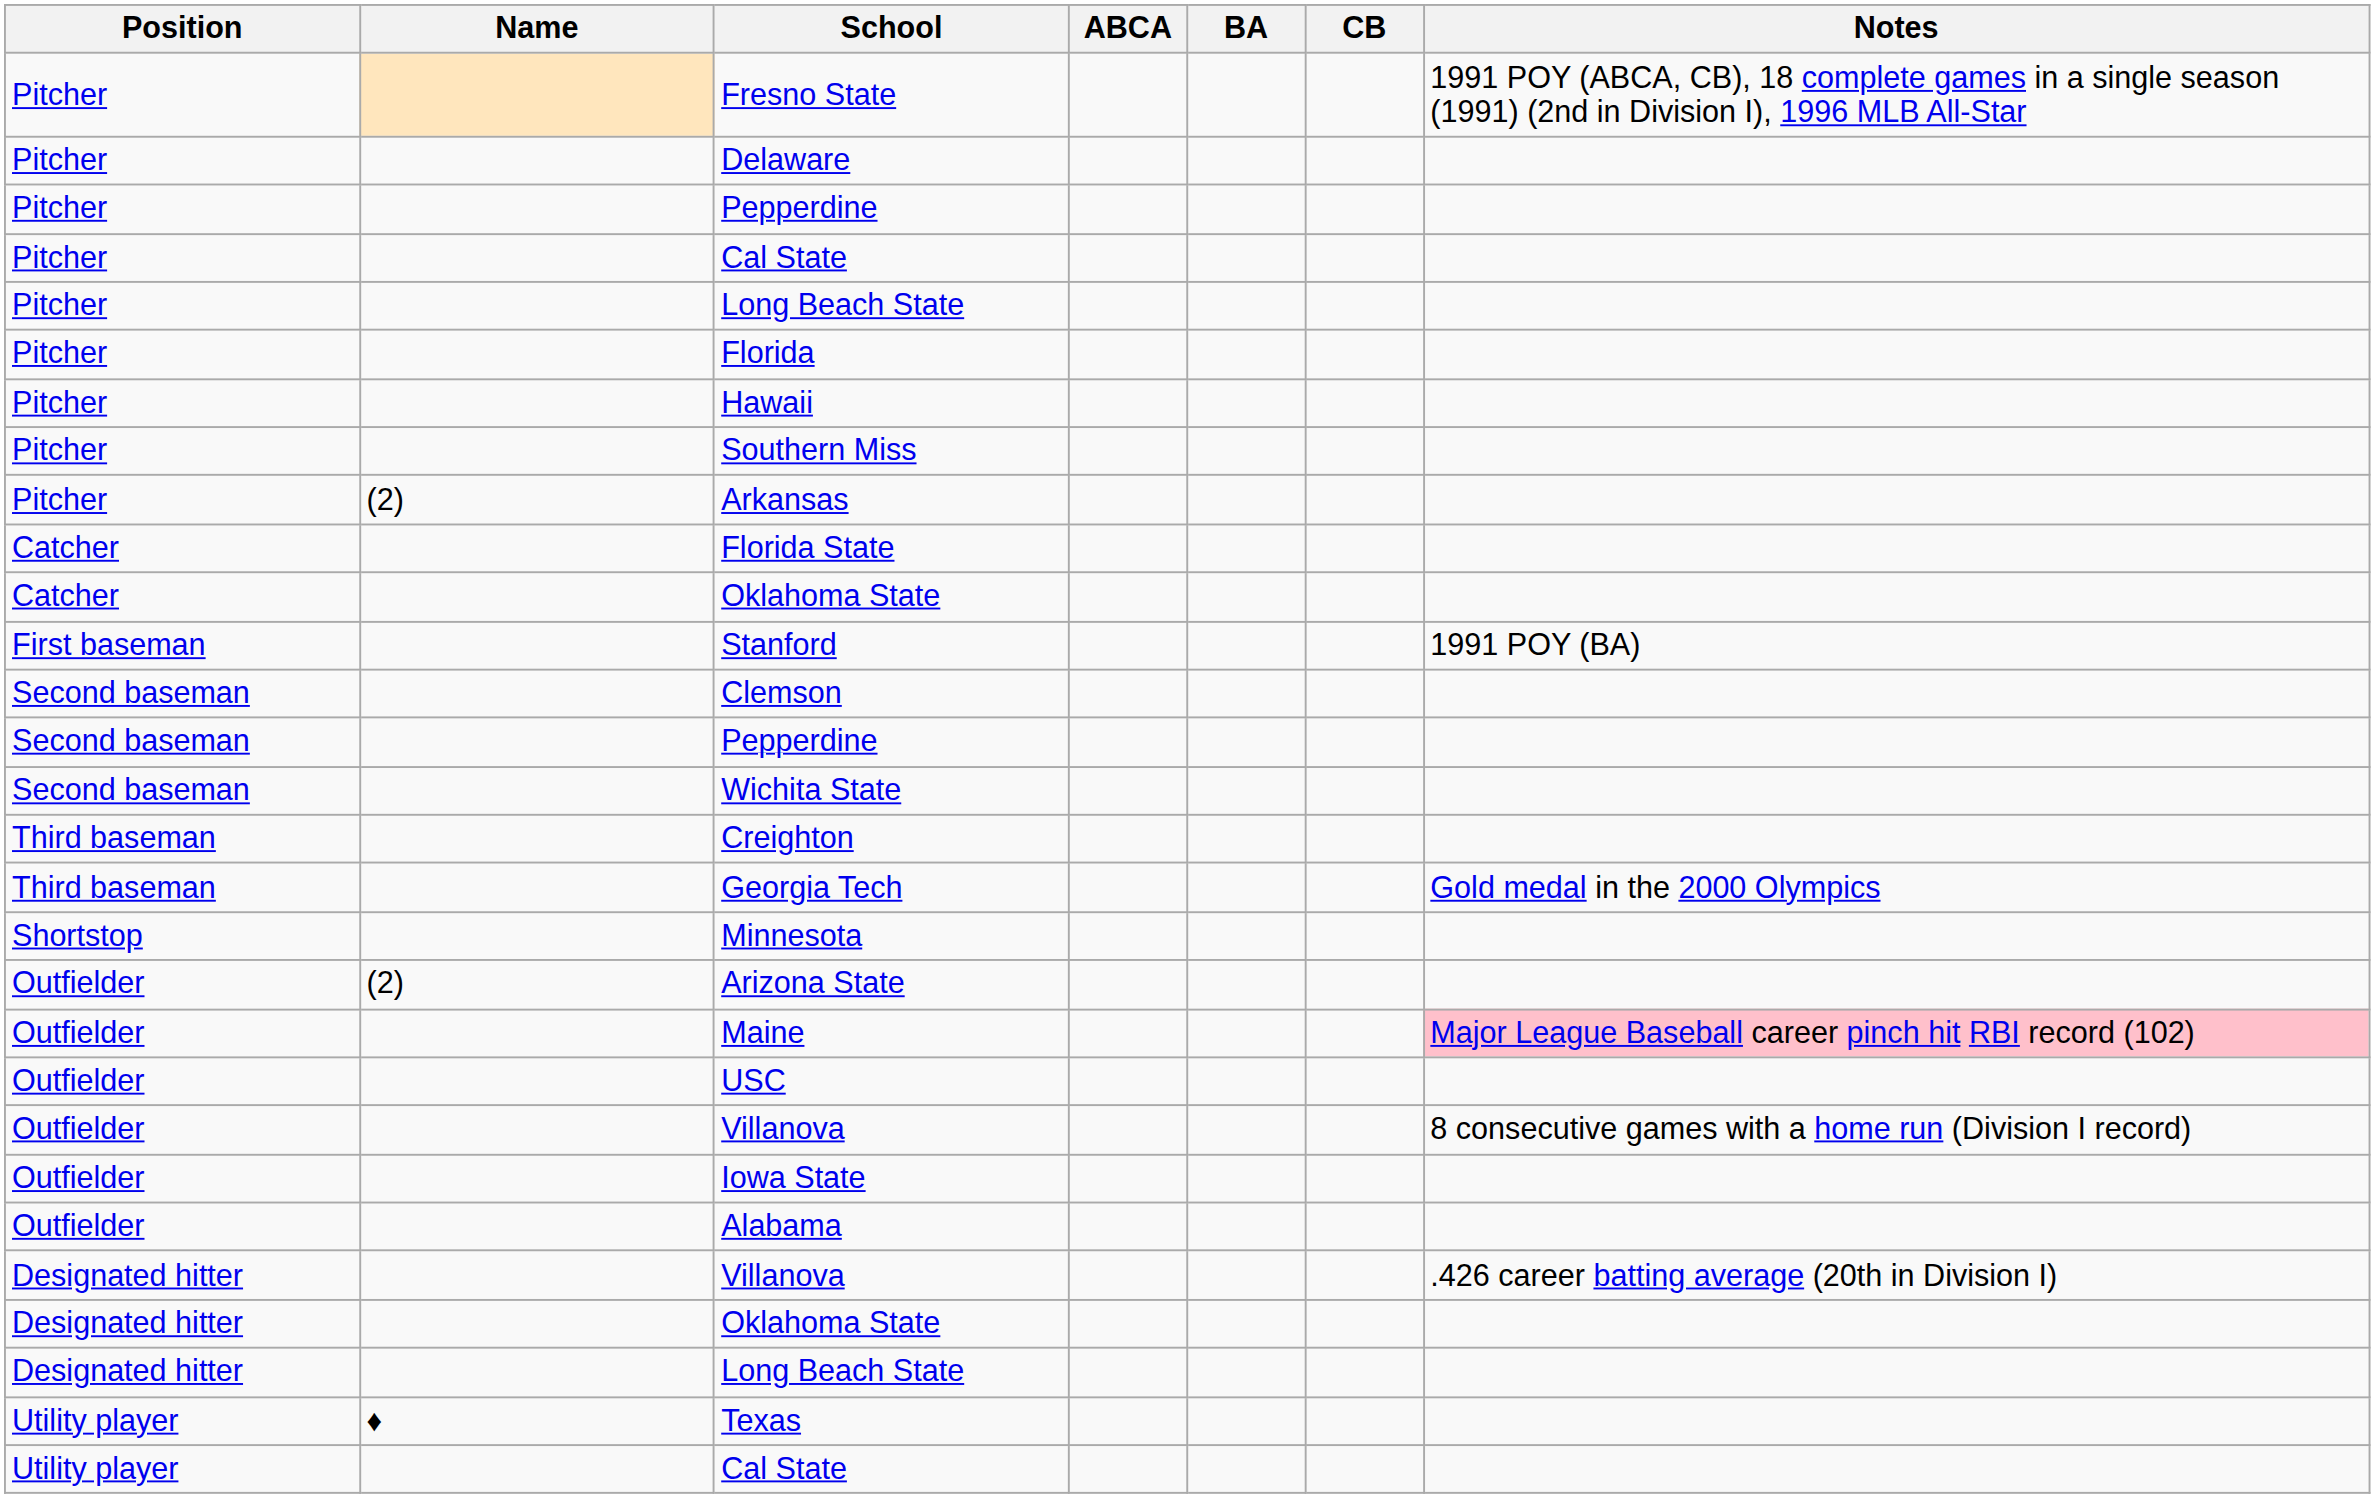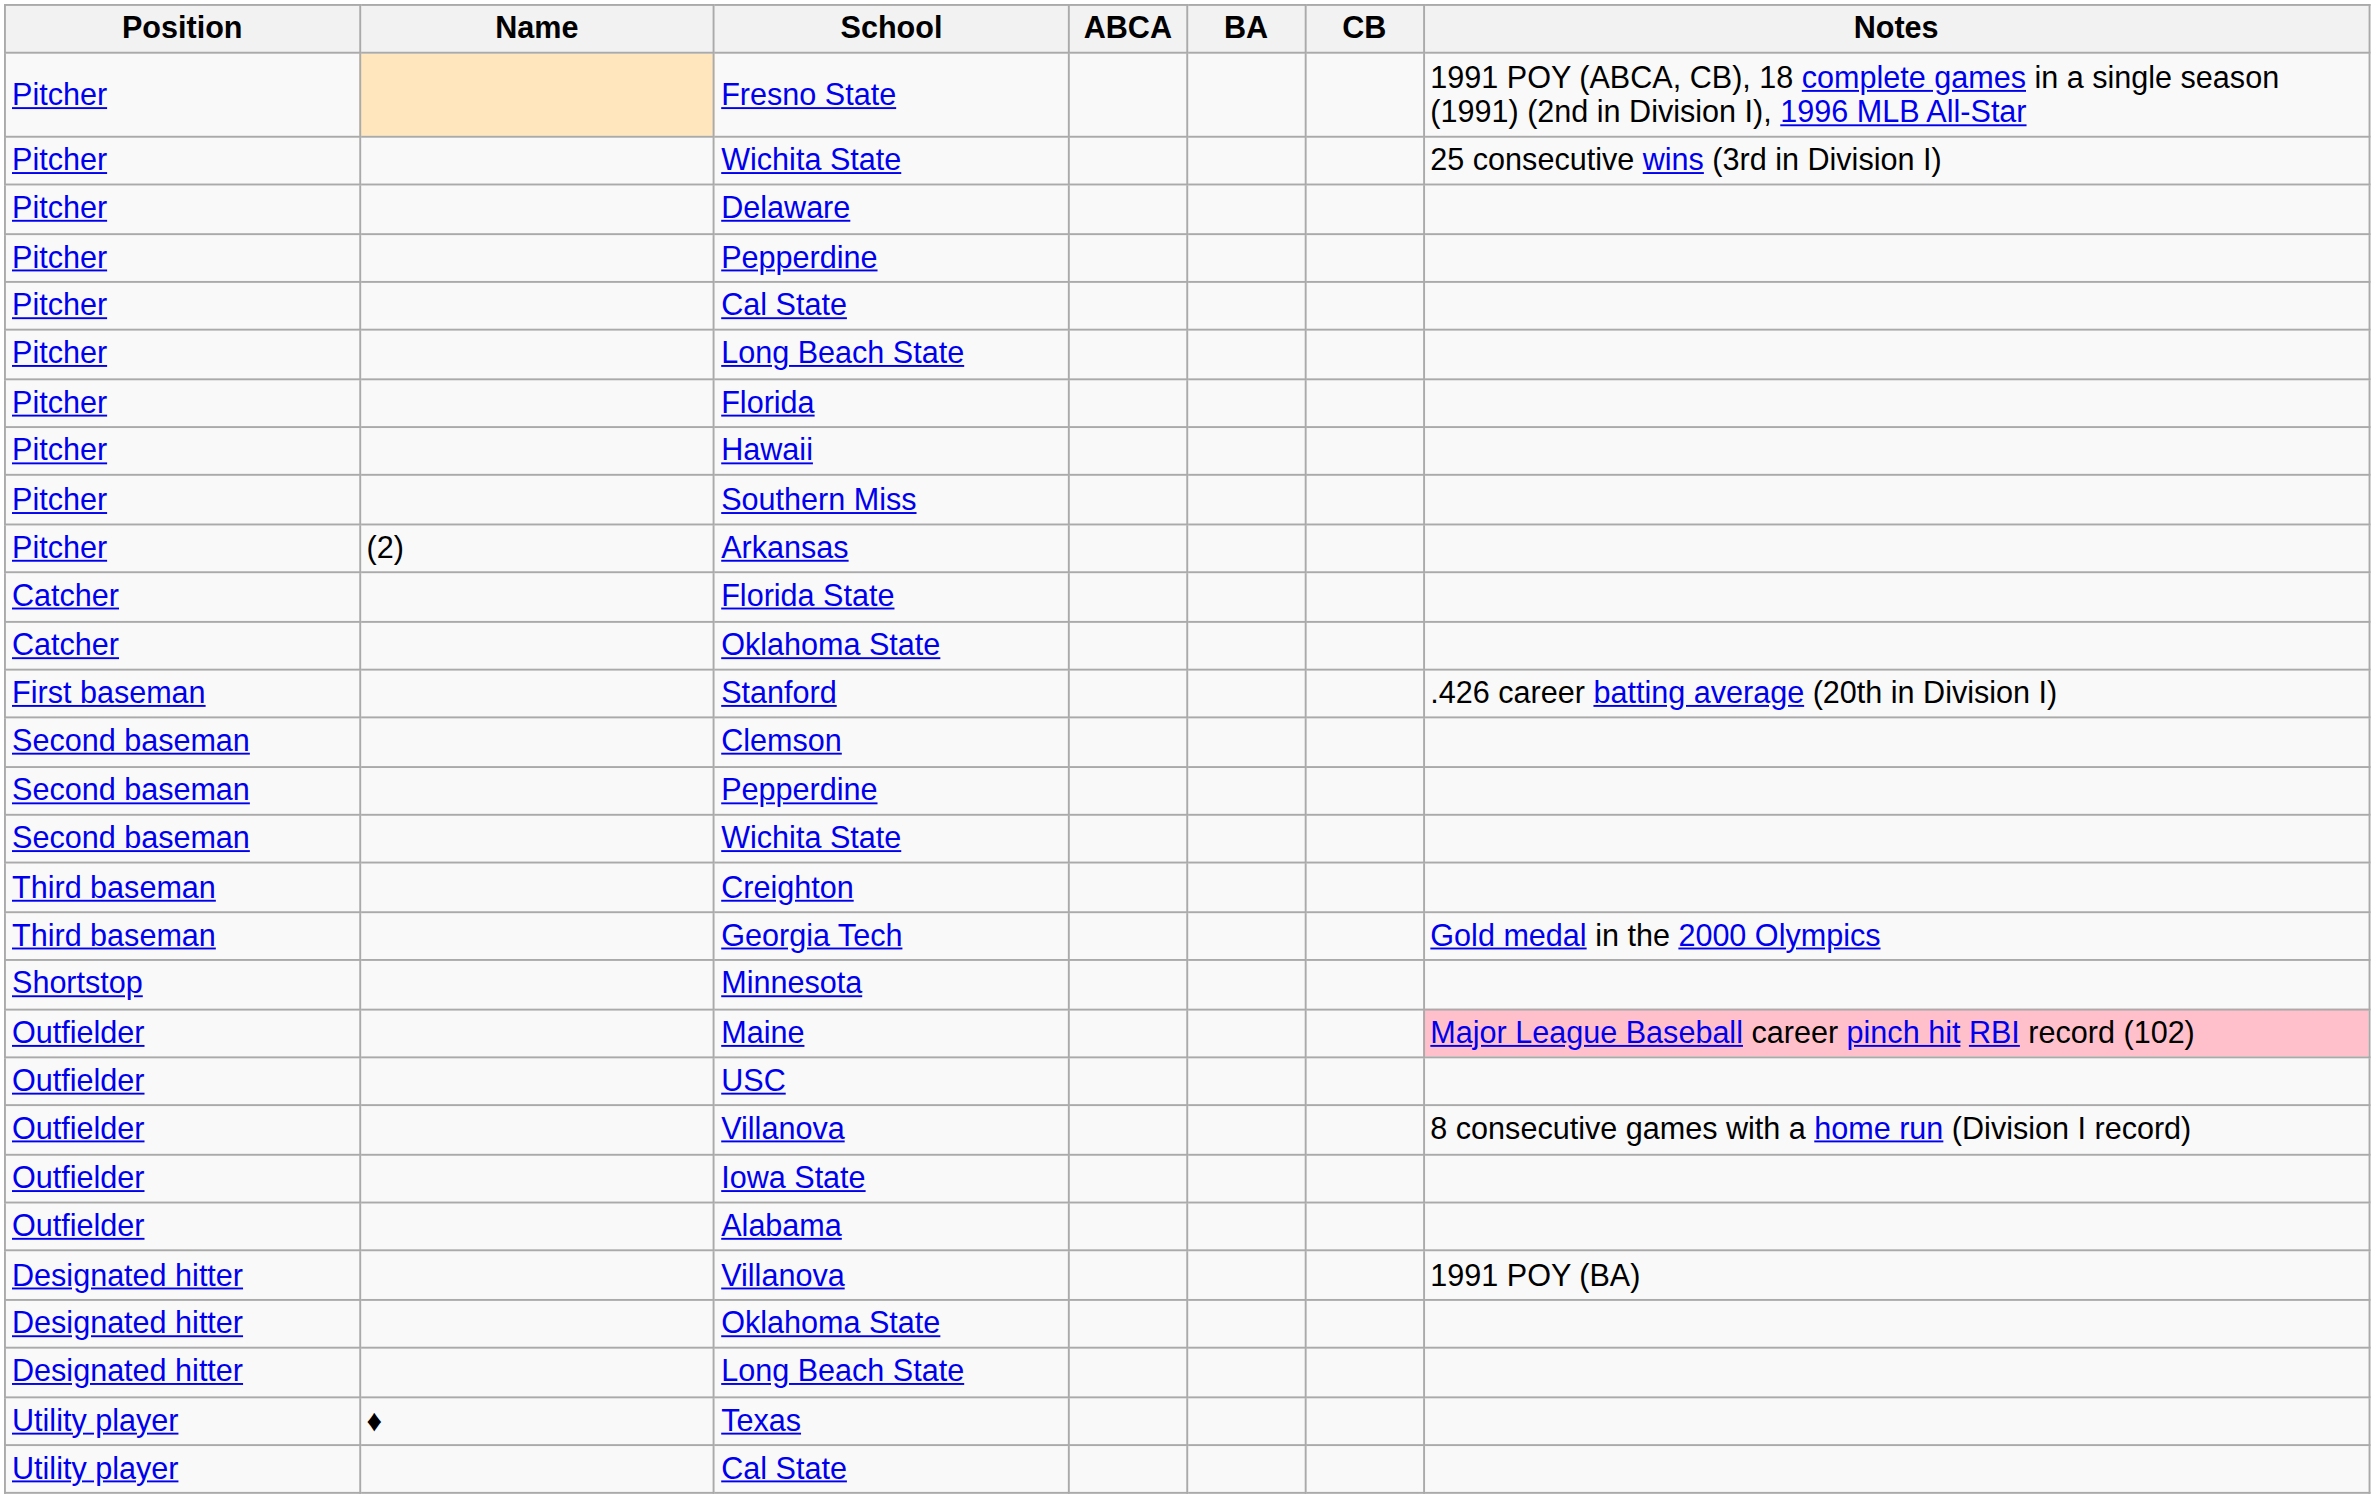+ row: (60, 160)
(1535, 644) 1991 POY (BA) -> (1744, 693) .426 career batting average (20th in Division I)
- row: (78, 983)
(1744, 1274) .426 career batting average (20th in Division I) -> (1535, 1274) 1991 POY (BA)
